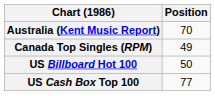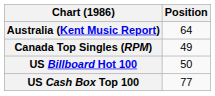(186, 30) 70 -> (186, 30) 64
